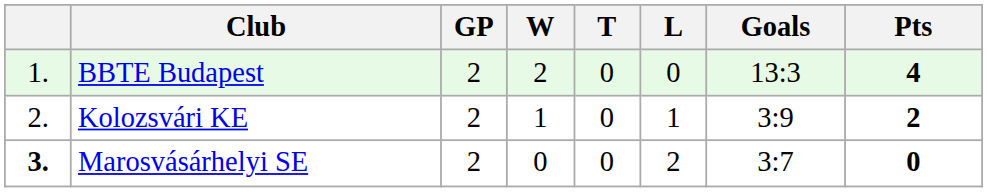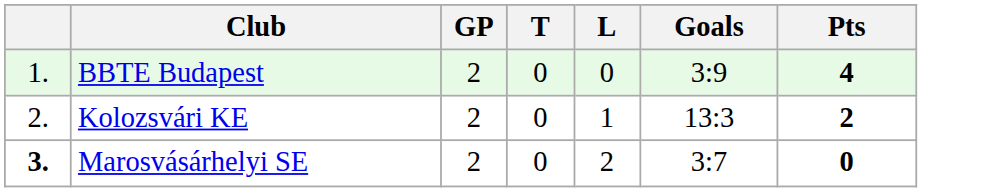- column: (540, 27)
(776, 72) 13:3 -> (709, 72) 3:9
(776, 117) 3:9 -> (709, 117) 13:3
